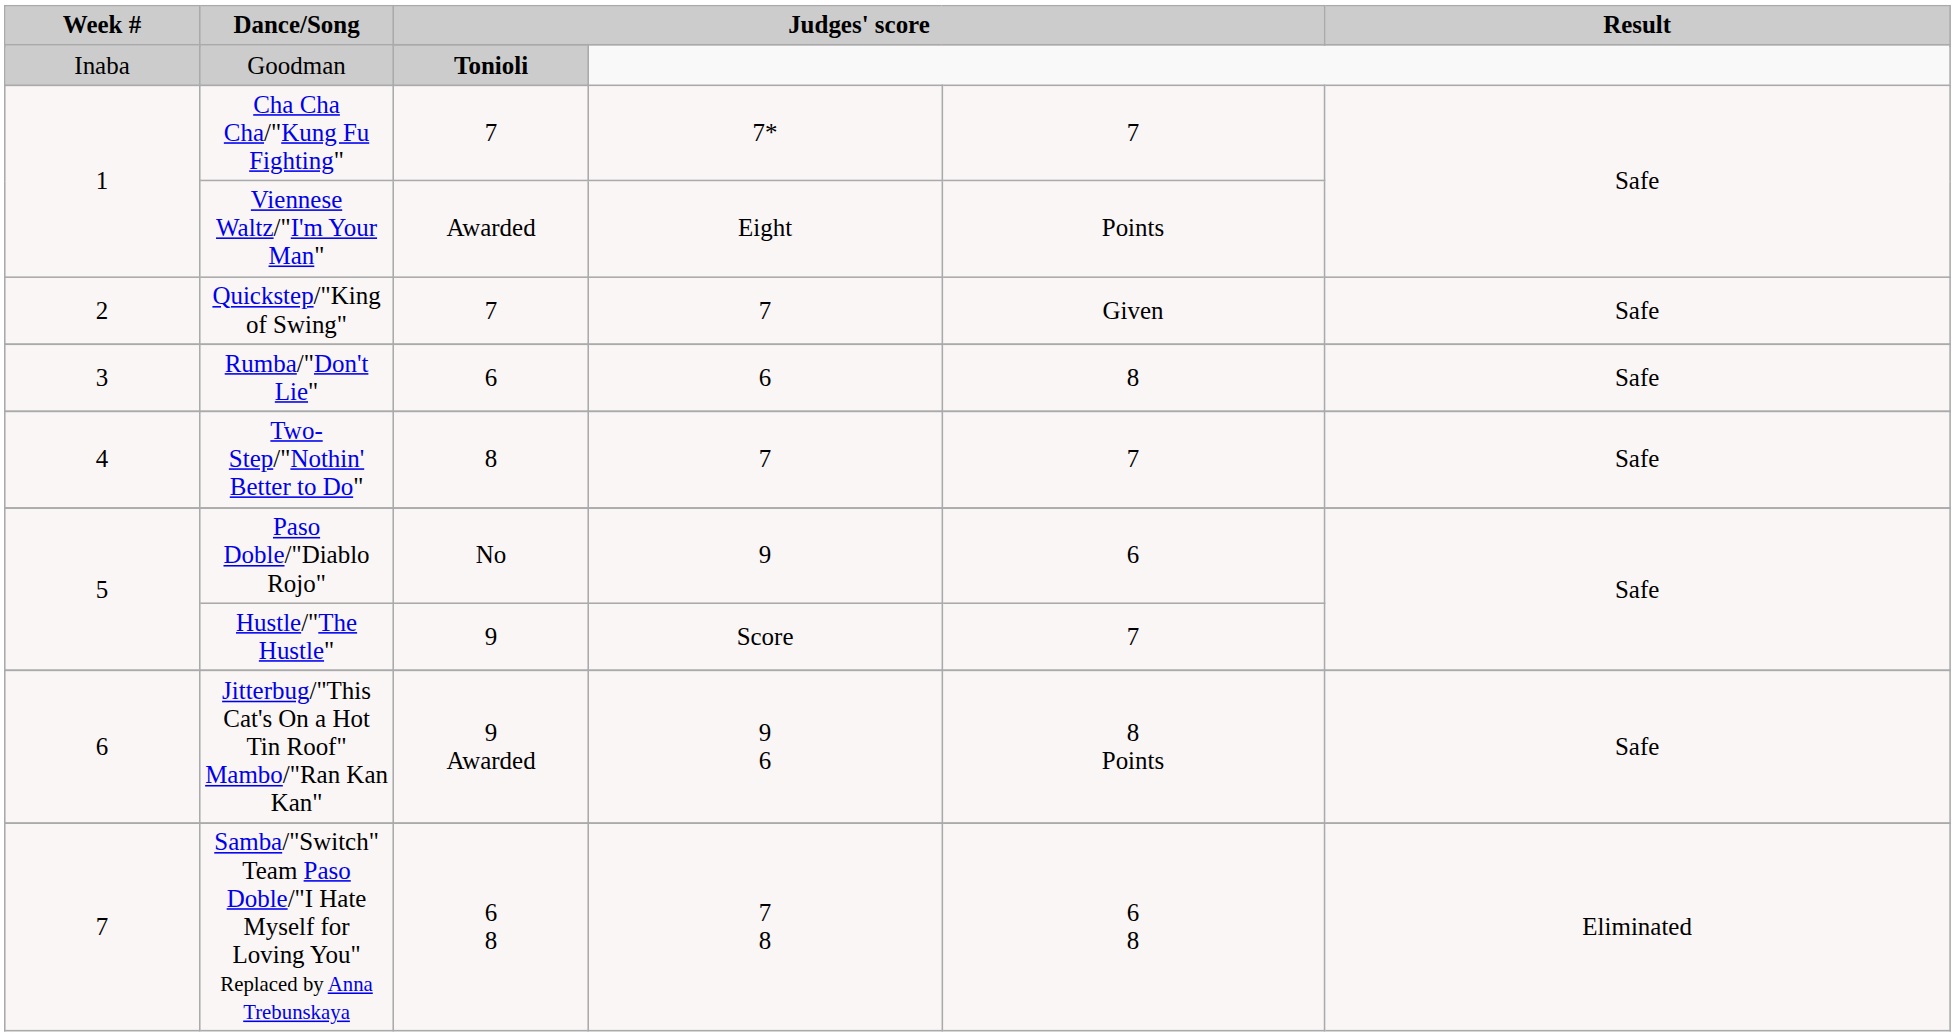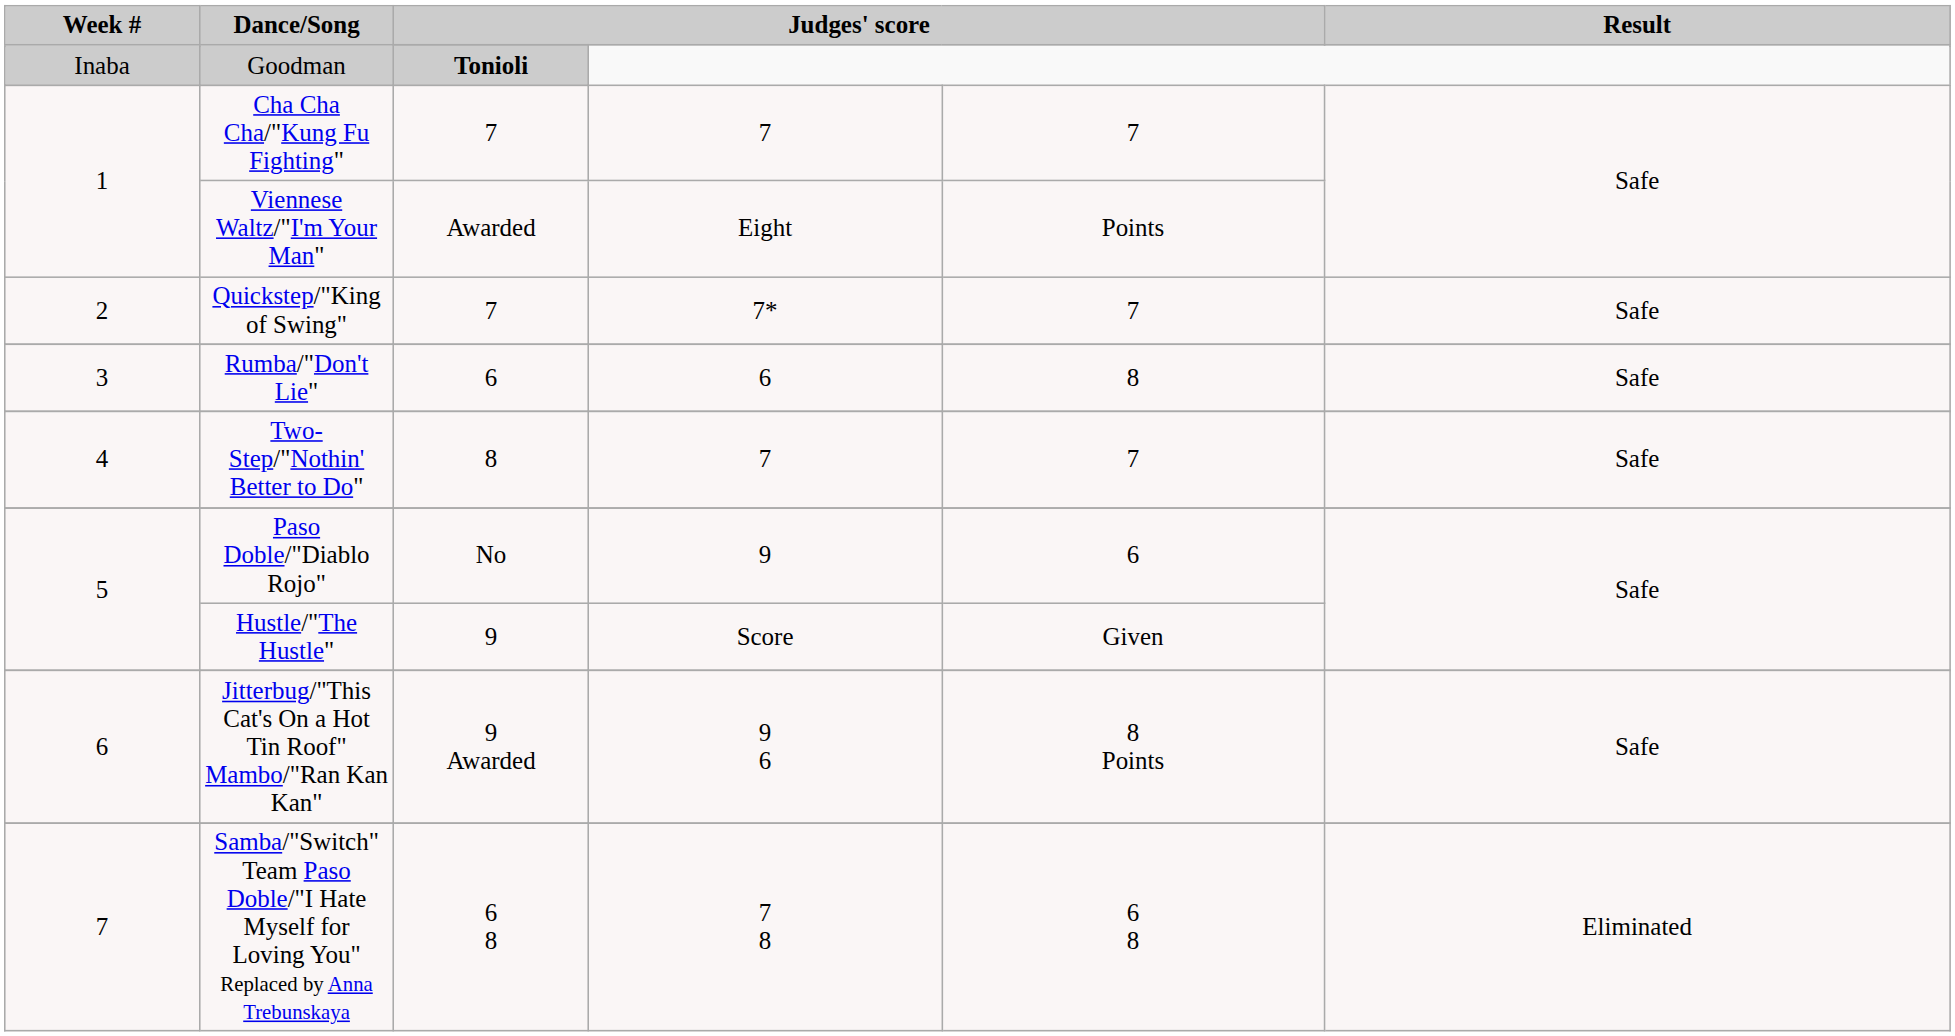(765, 132) 7* -> (765, 132) 7
(765, 309) 7 -> (765, 309) 7*
(1133, 309) Given -> (1133, 309) 7
(1133, 636) 7 -> (1133, 636) Given
